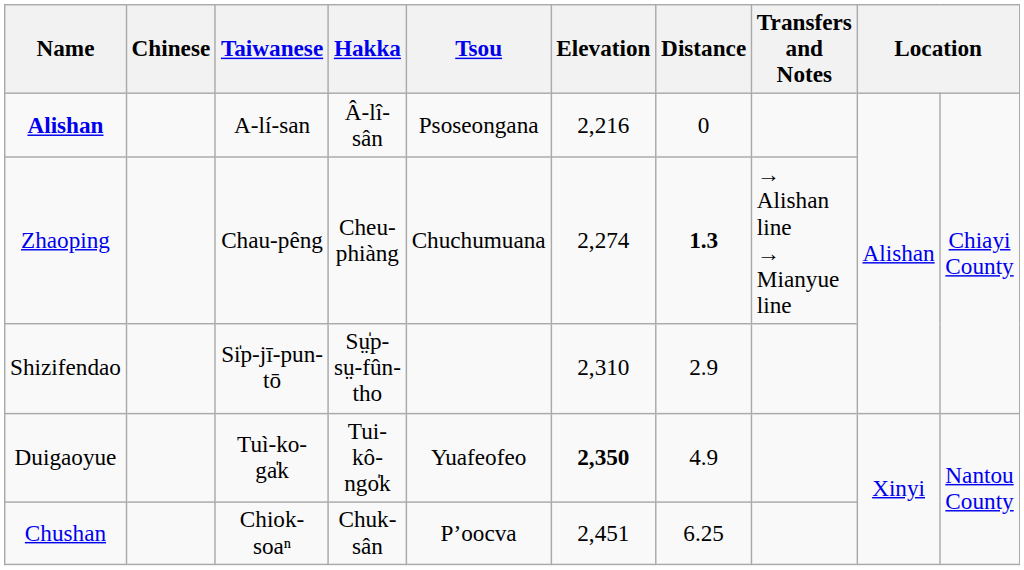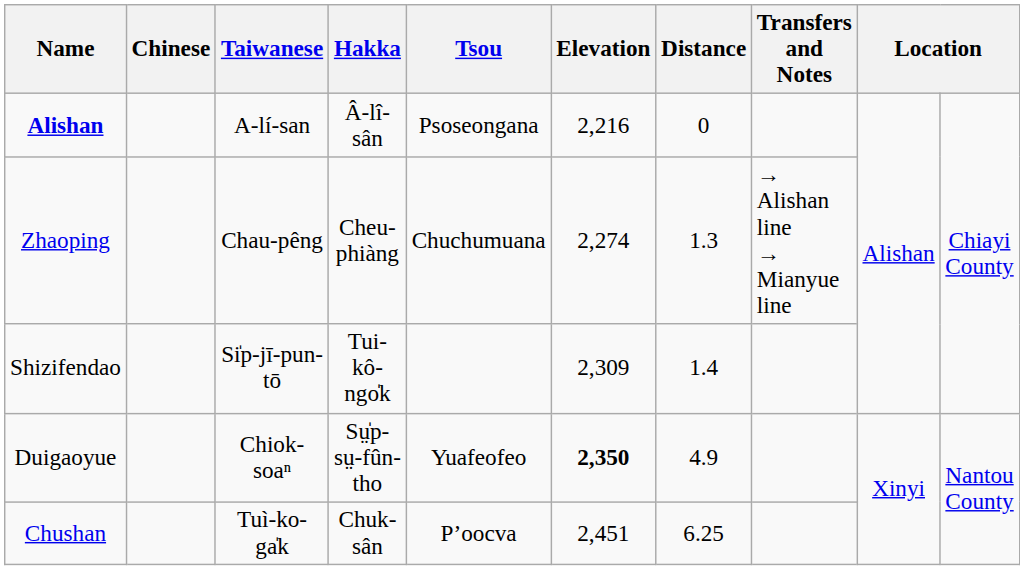(704, 240) bold -> (704, 240) normal
(367, 368) Sṳ̍p-sṳ-fûn-tho -> (367, 368) Tui-kô-ngo̍k
(603, 368) 2,310 -> (603, 368) 2,309
(704, 368) 2.9 -> (704, 368) 1.4
(272, 457) Tuì-ko-ga̍k -> (272, 457) Chiok-soaⁿ
(367, 457) Tui-kô-ngo̍k -> (367, 457) Sṳ̍p-sṳ-fûn-tho
(272, 533) Chiok-soaⁿ -> (272, 533) Tuì-ko-ga̍k
